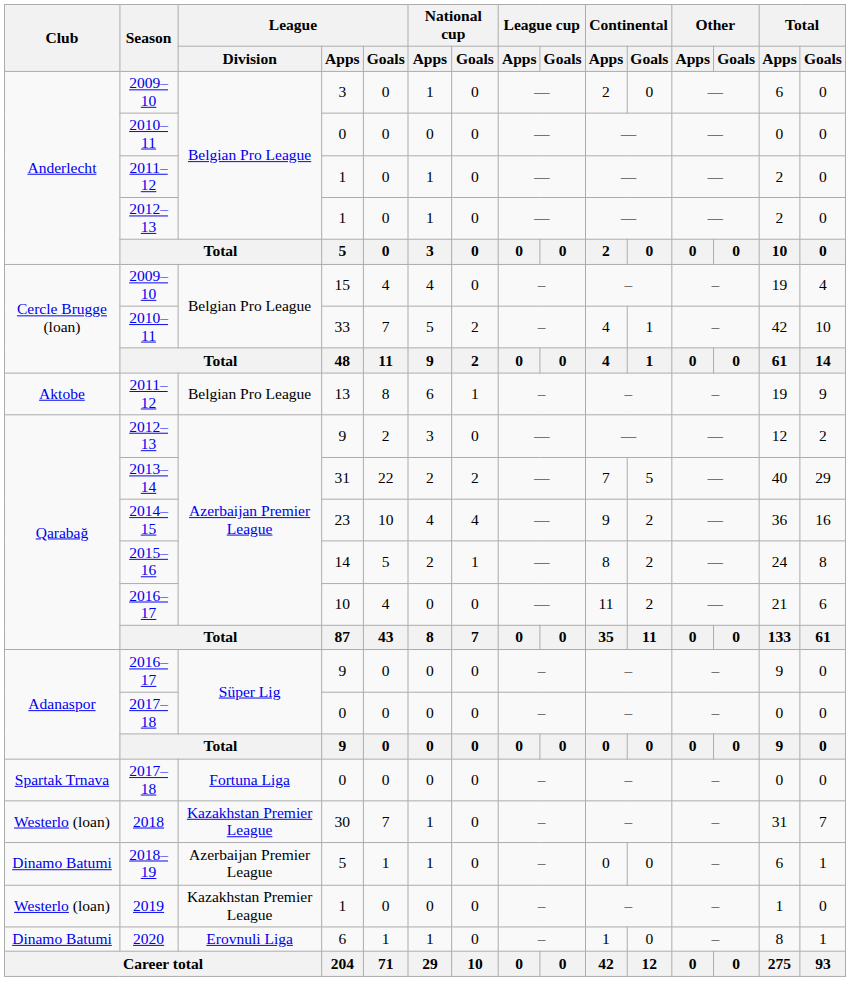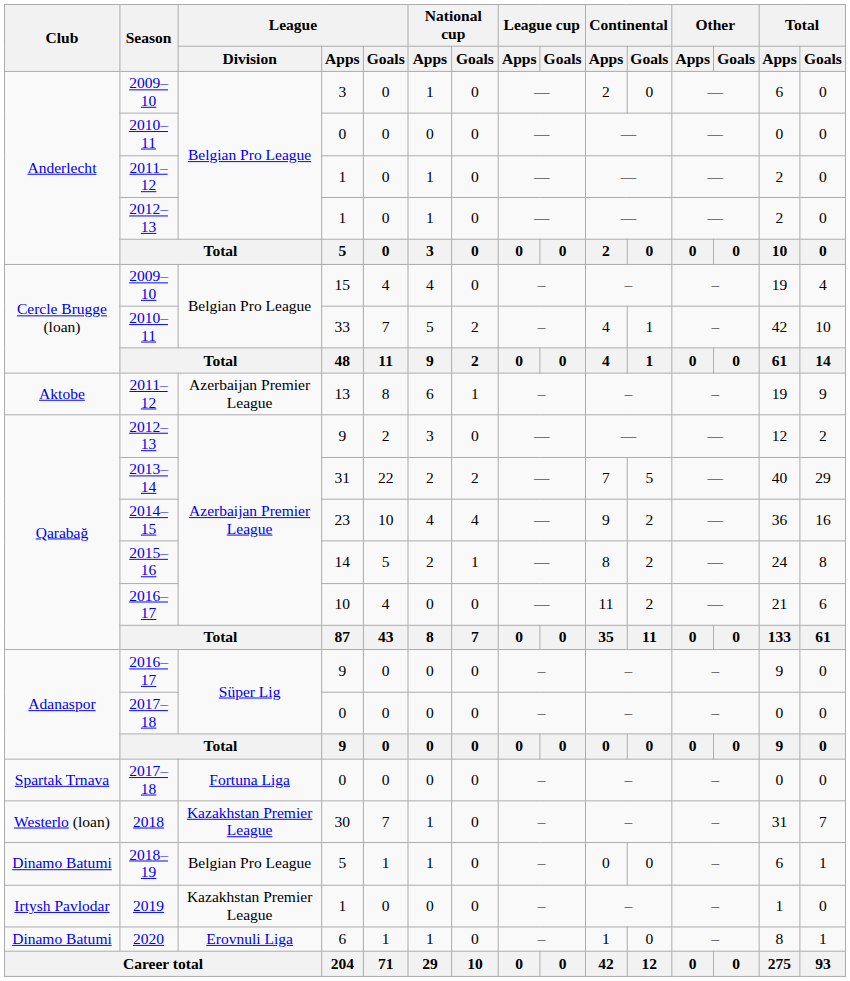(250, 393) Belgian Pro League -> (250, 393) Azerbaijan Premier League
(250, 863) Azerbaijan Premier League -> (250, 863) Belgian Pro League
(62, 905) Westerlo (loan) -> (62, 905) Irtysh Pavlodar
